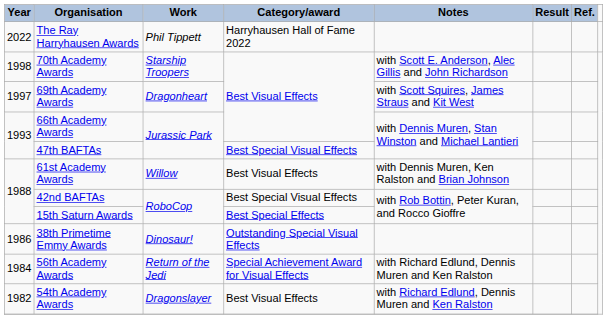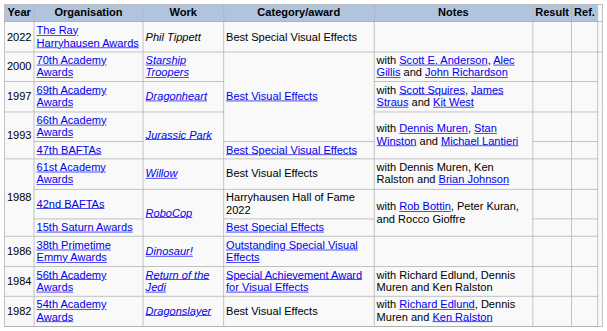(290, 36) Harryhausen Hall of Fame 2022 -> (292, 36) Best Special Visual Effects
(19, 66) 1998 -> (19, 66) 2000
(292, 197) Best Special Visual Effects -> (290, 204) Harryhausen Hall of Fame 2022
